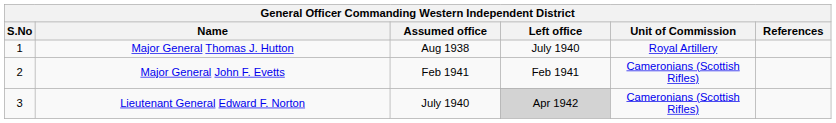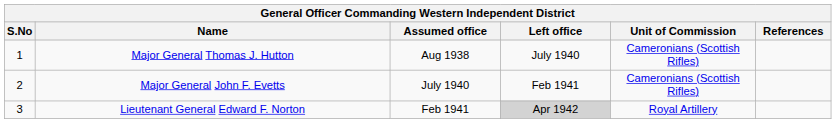(683, 48) Royal Artillery -> (683, 55) Cameronians (Scottish Rifles)
(445, 72) Feb 1941 -> (445, 85) July 1940
(445, 103) July 1940 -> (445, 109) Feb 1941
(683, 103) Cameronians (Scottish Rifles) -> (683, 109) Royal Artillery
